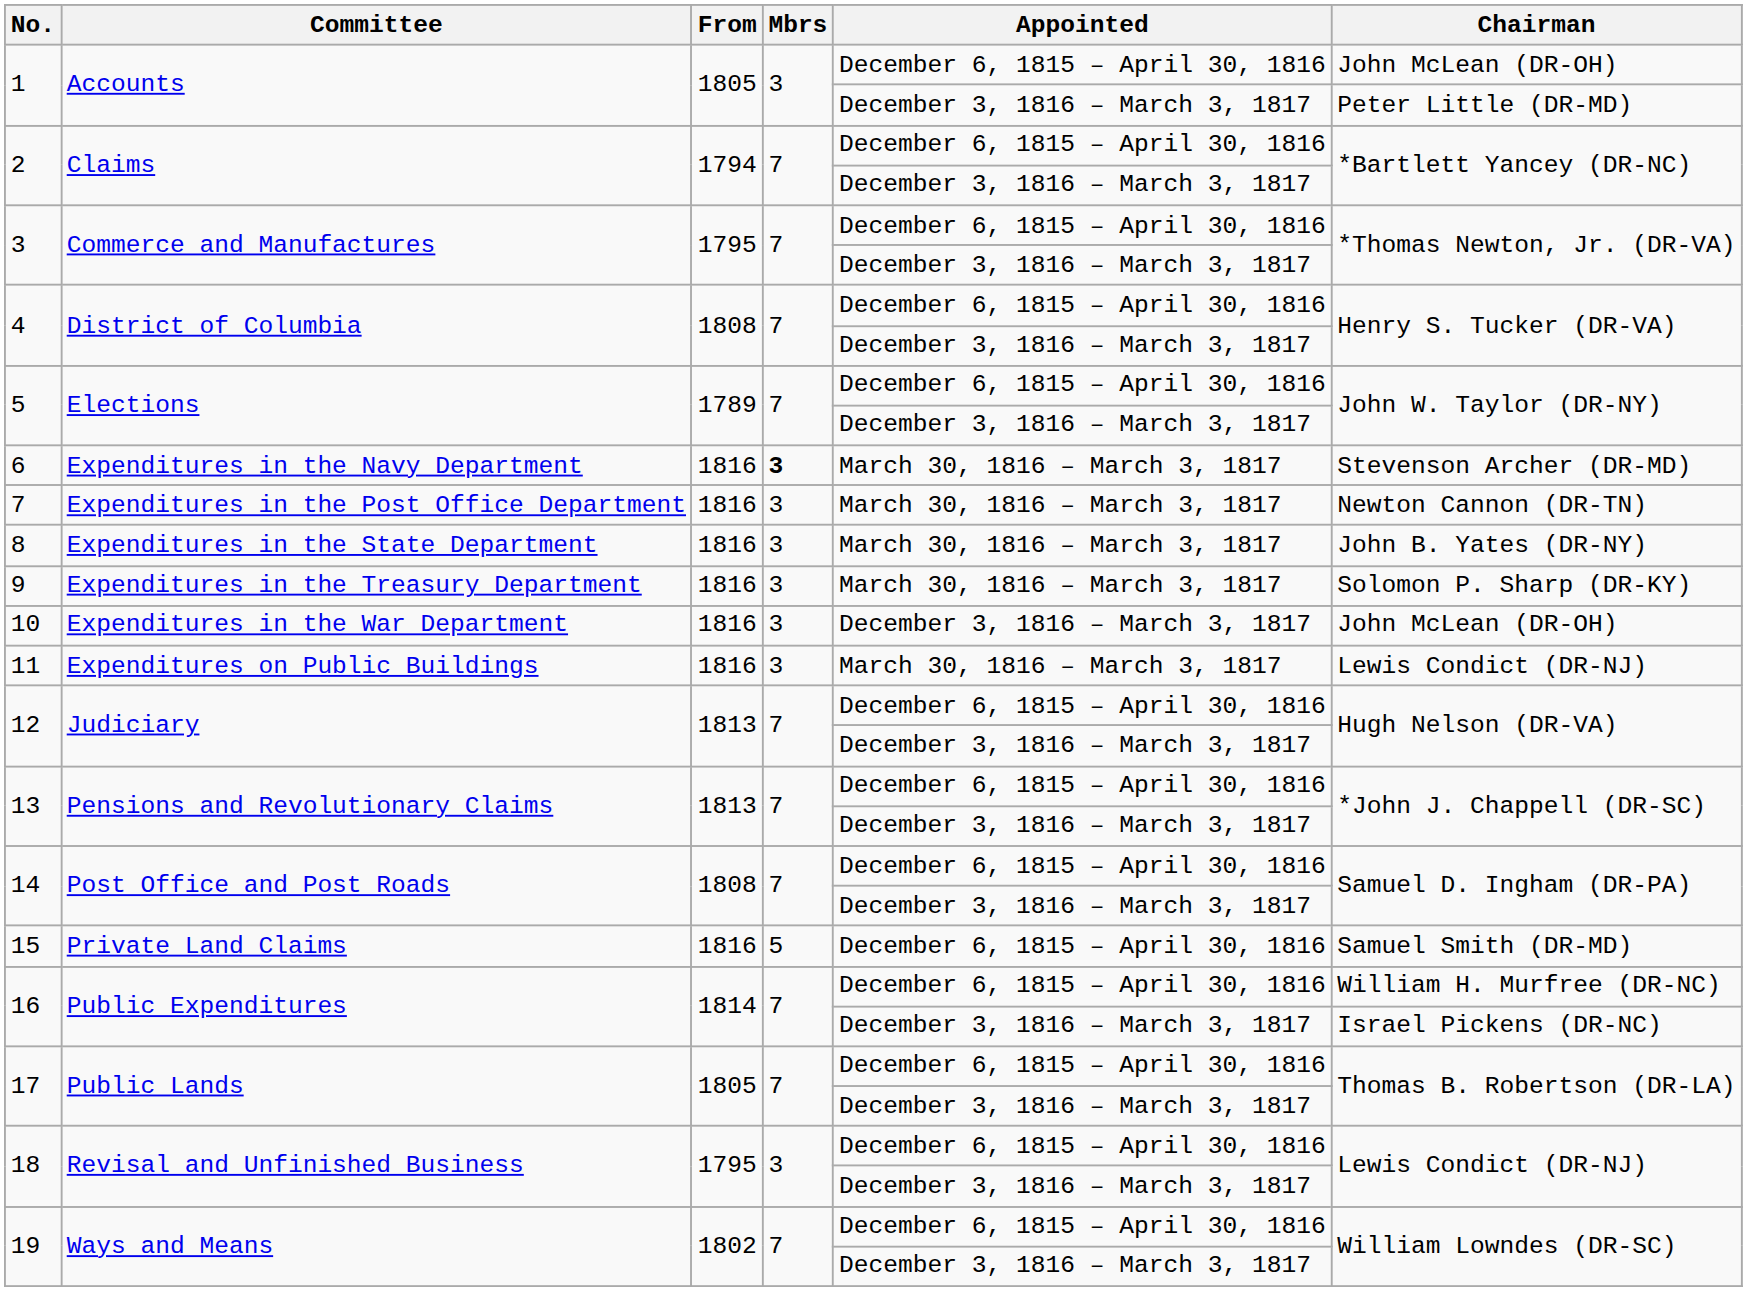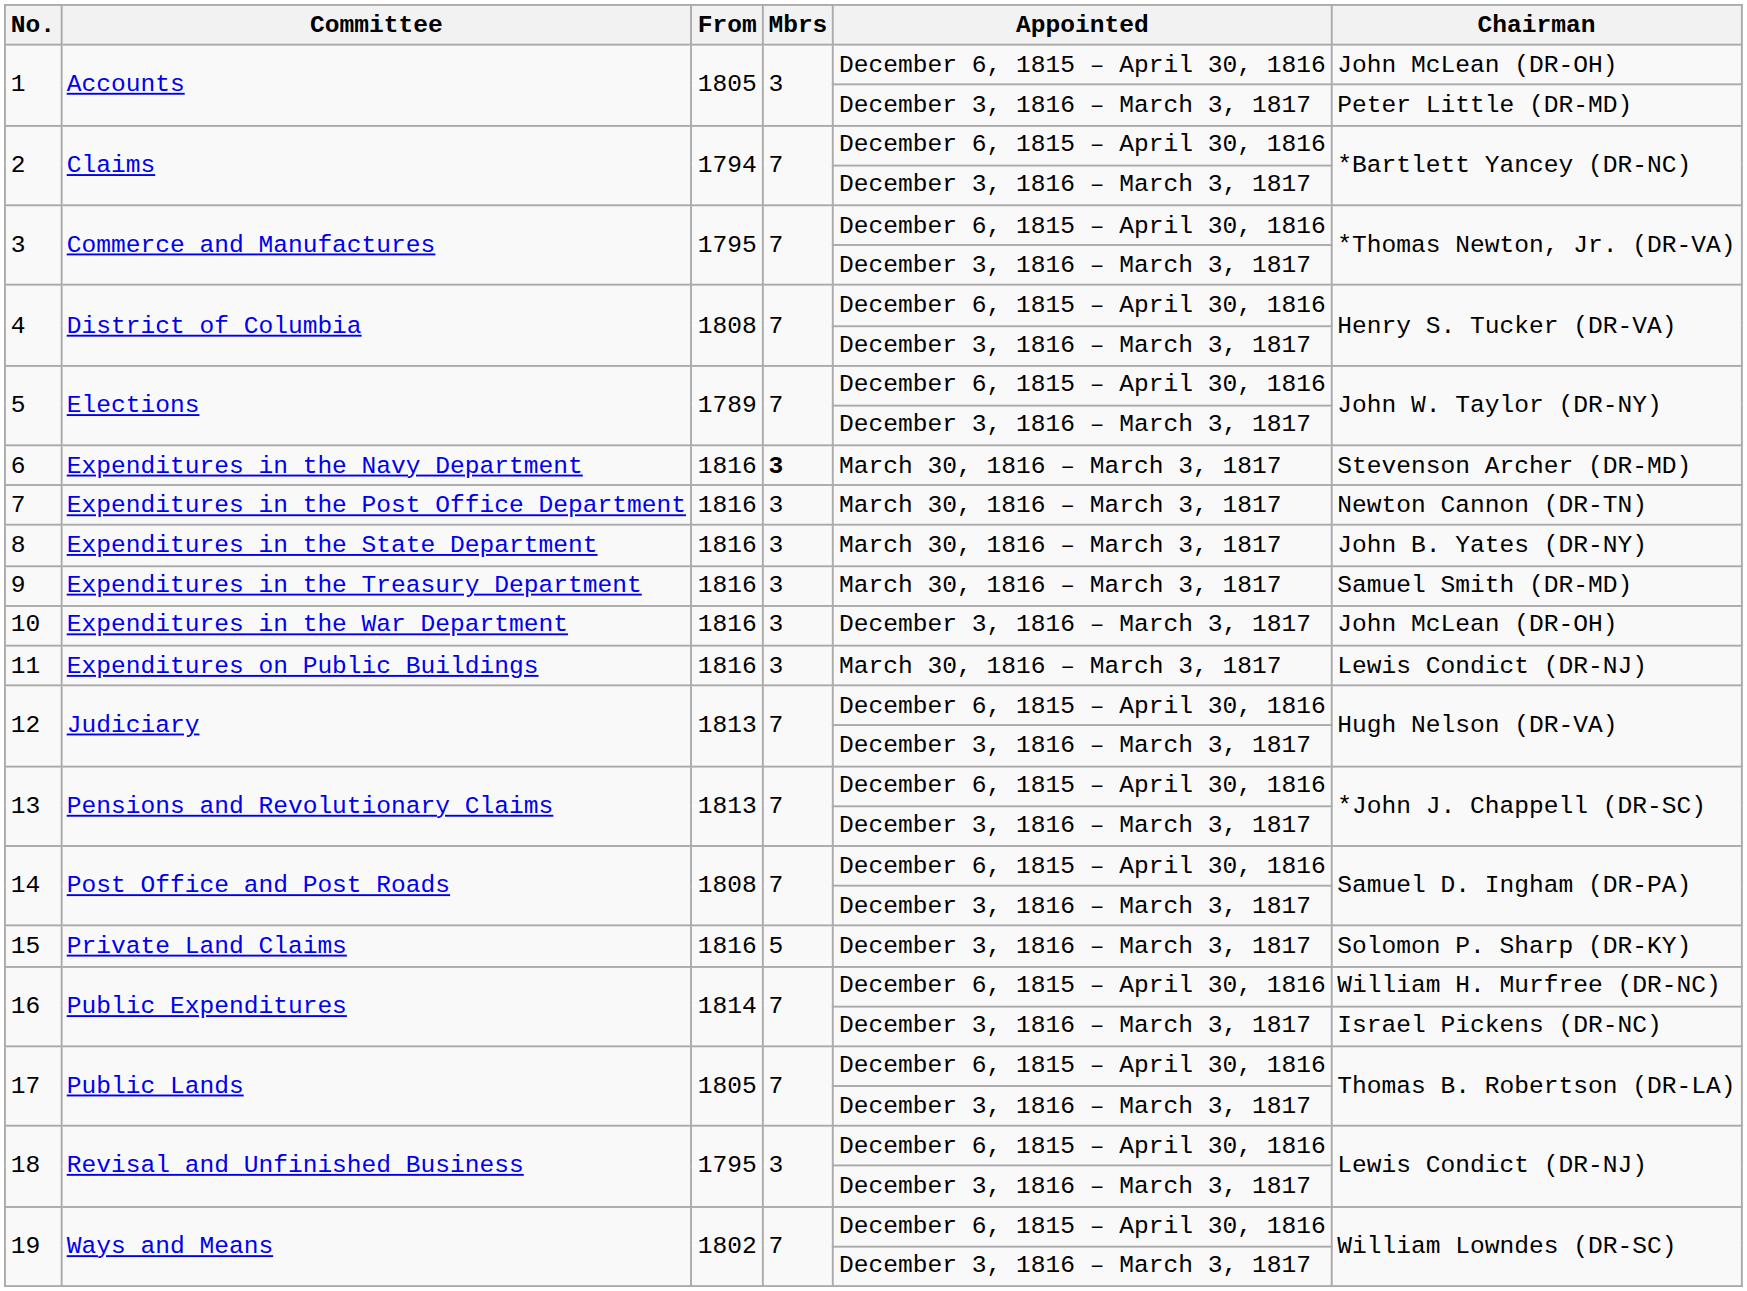(1514, 586) Solomon P. Sharp (DR-KY) -> (1485, 586) Samuel Smith (DR-MD)
(1082, 946) December 6, 1815 – April 30, 1816 -> (1075, 946) December 3, 1816 – March 3, 1817
(1485, 946) Samuel Smith (DR-MD) -> (1514, 946) Solomon P. Sharp (DR-KY)
